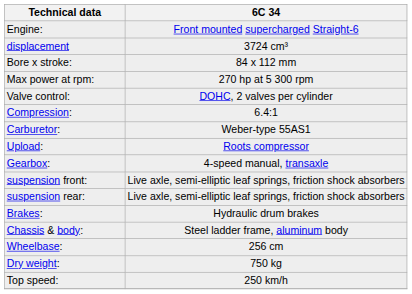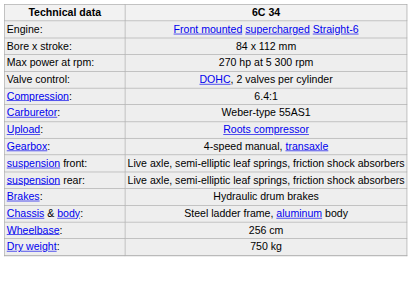- row: (39, 46)
- row: (34, 280)
